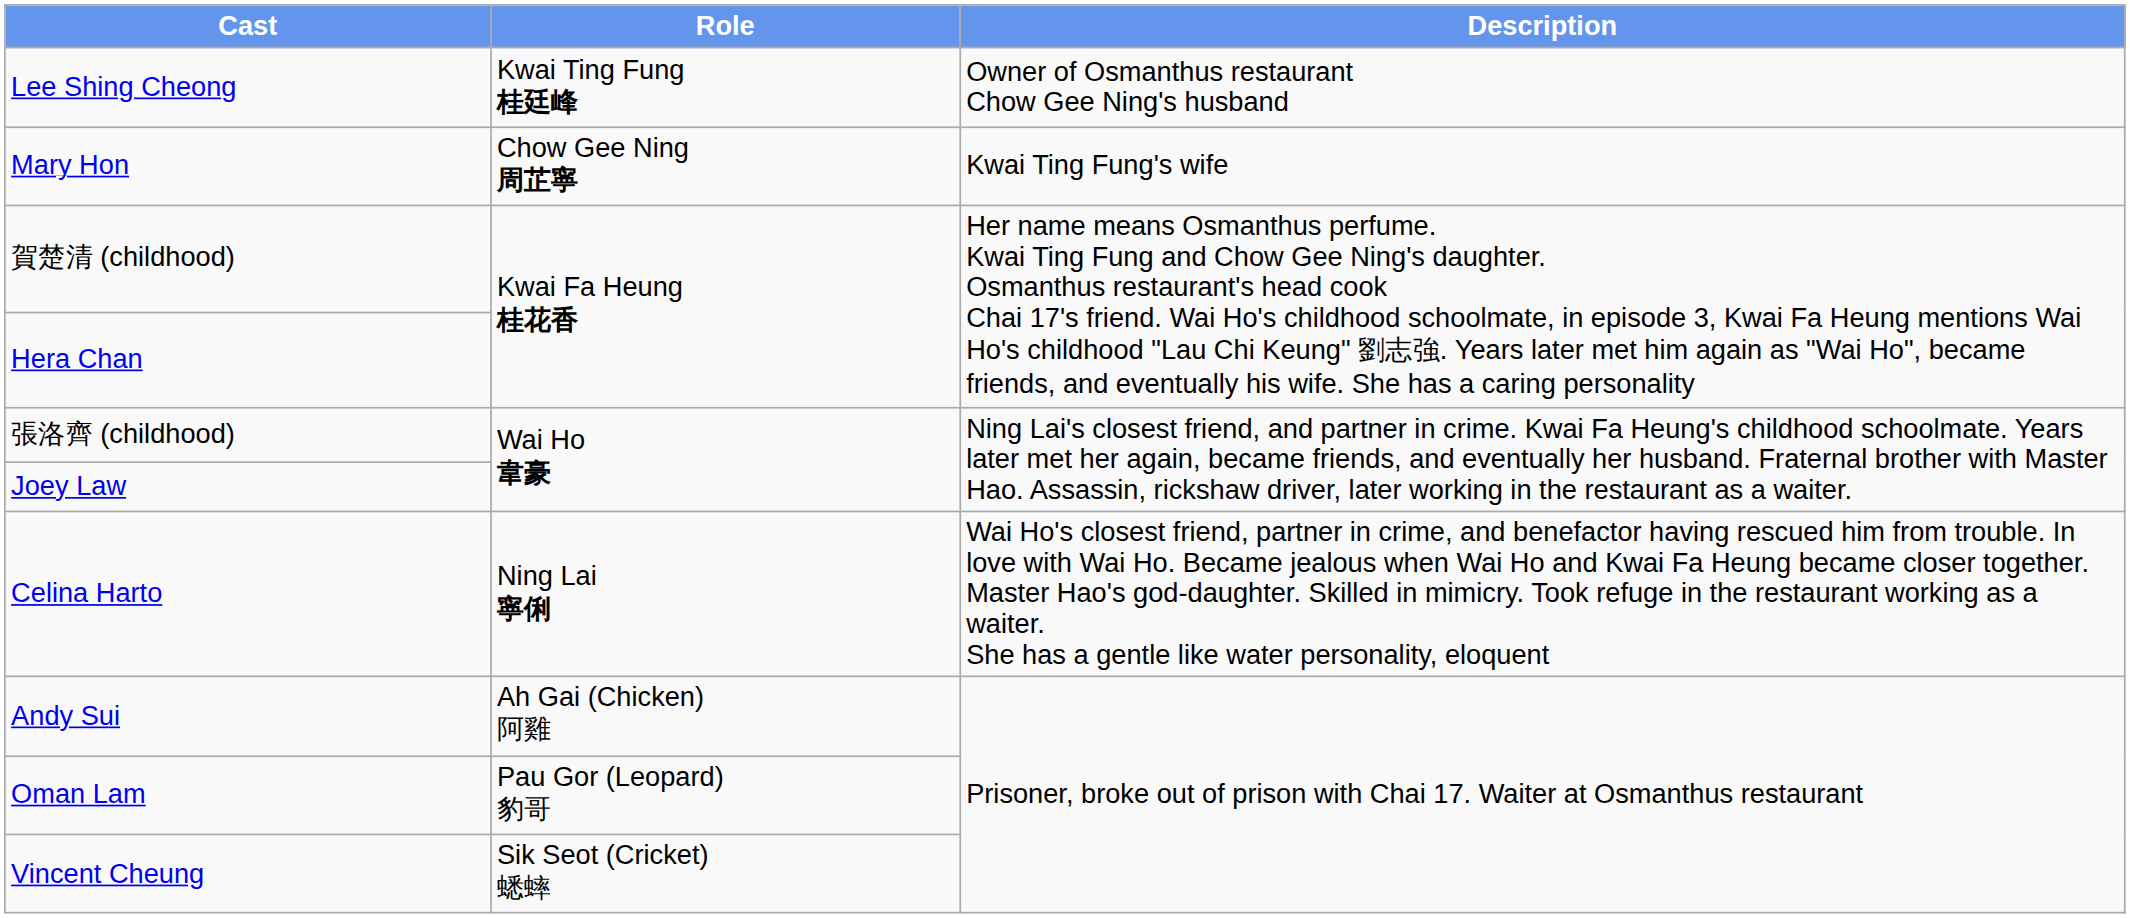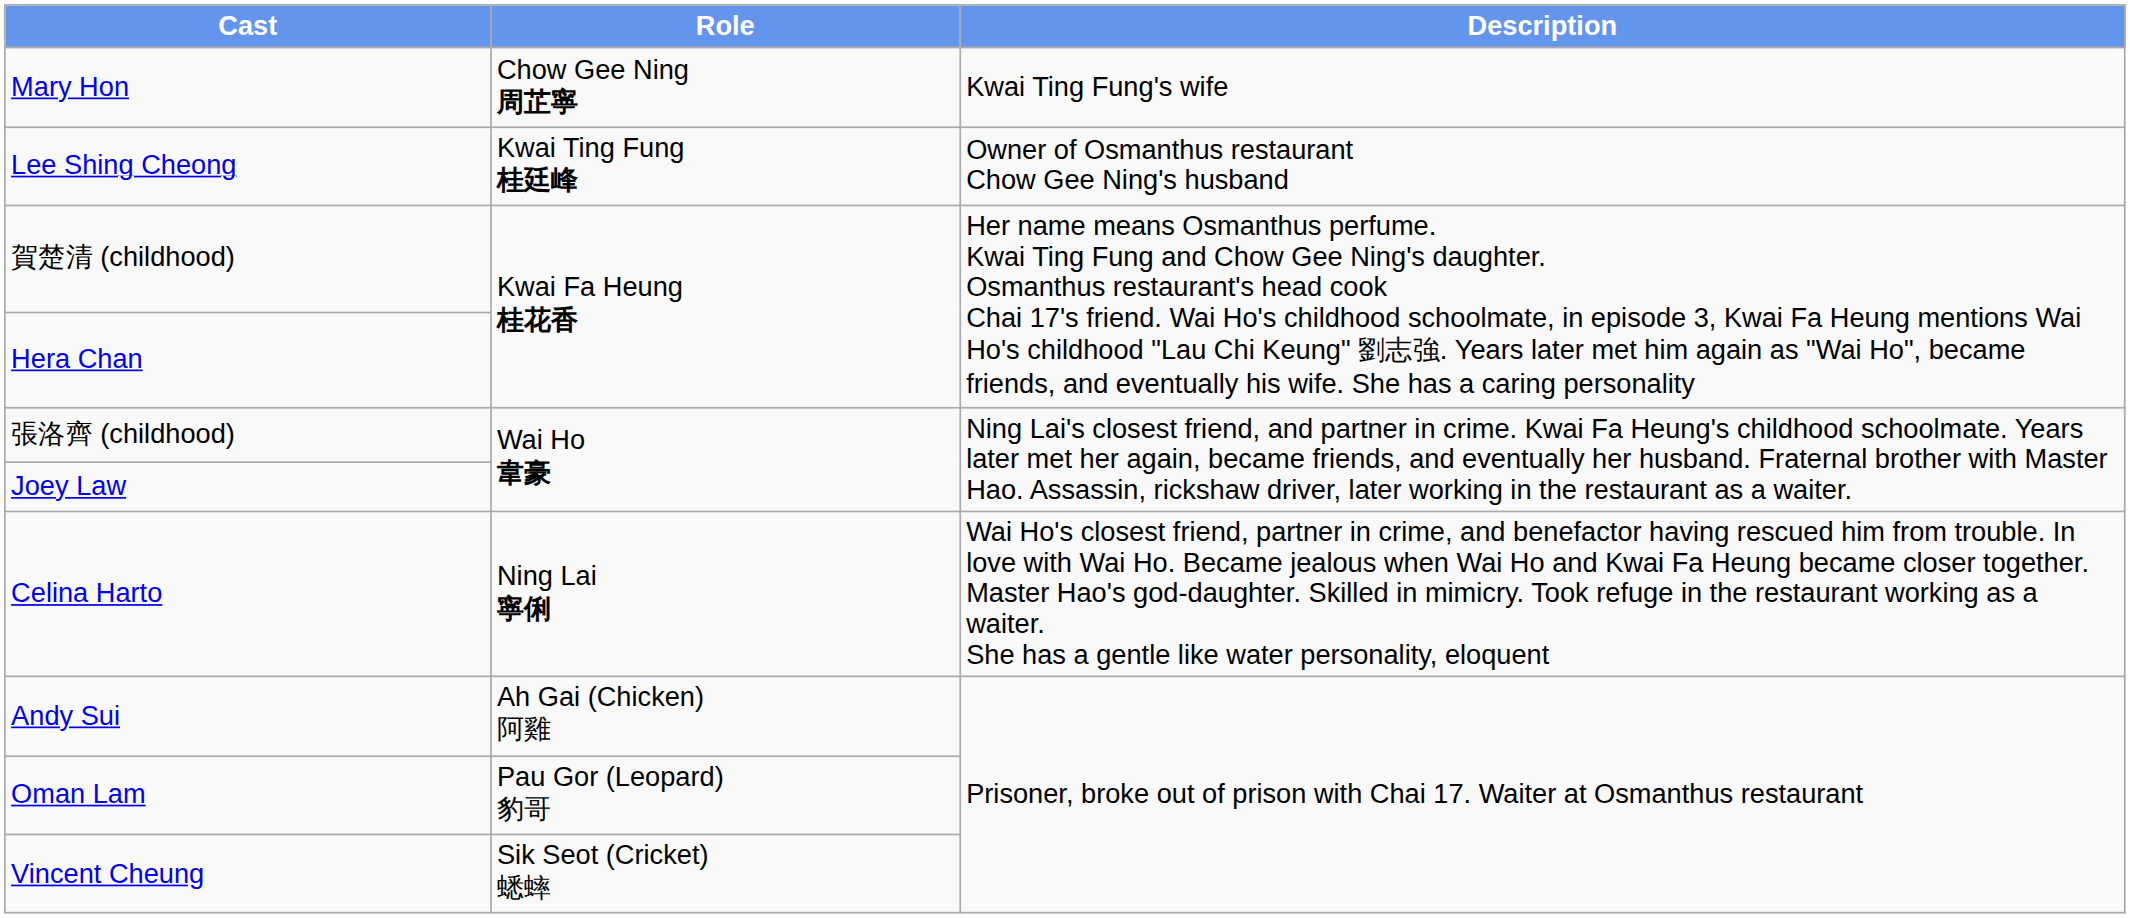rows swapped: (124, 87) <-> (70, 165)
